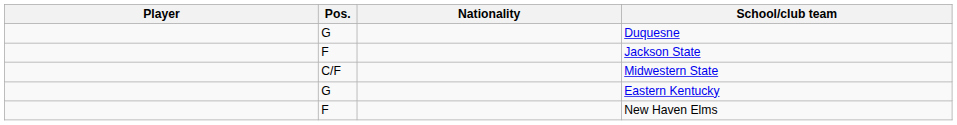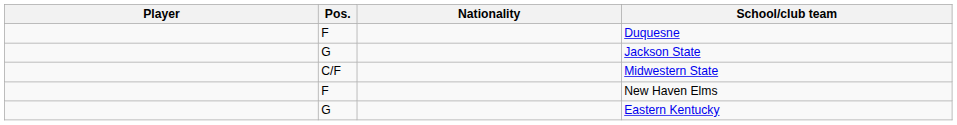(326, 33) G -> (325, 33) F
(325, 52) F -> (326, 52) G
rows swapped: (672, 91) <-> (671, 110)
